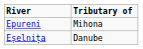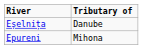rows swapped: (24, 24) <-> (26, 38)
